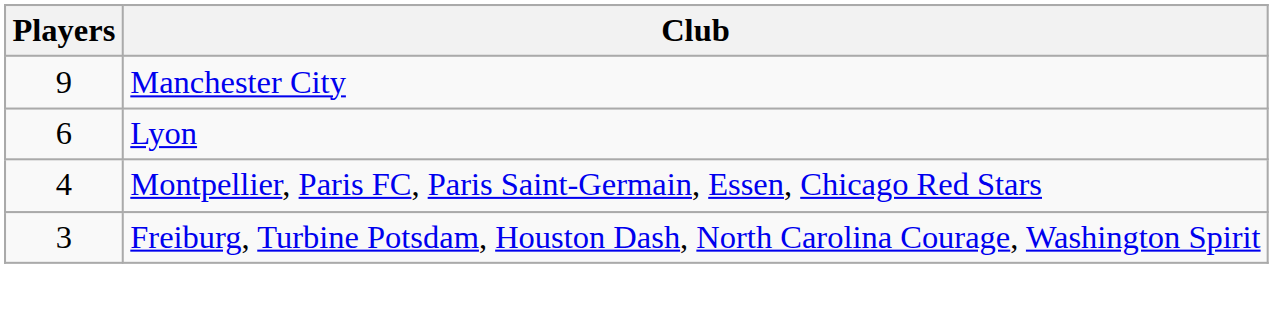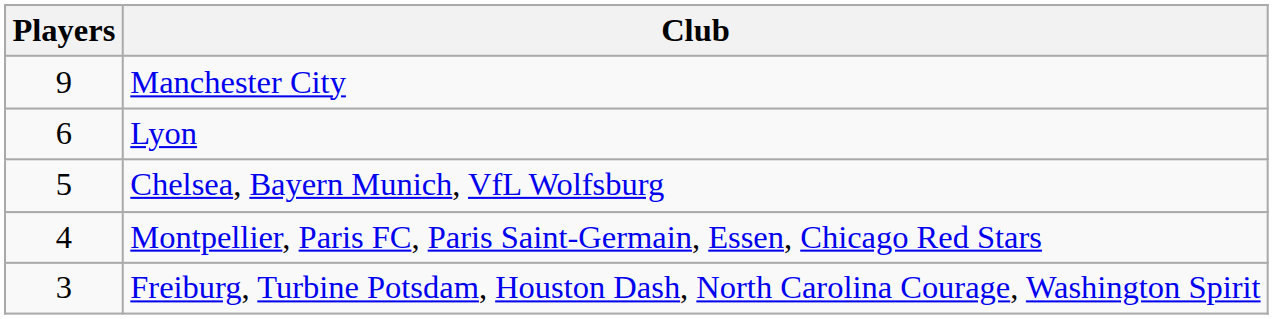+ row: (397, 184)
